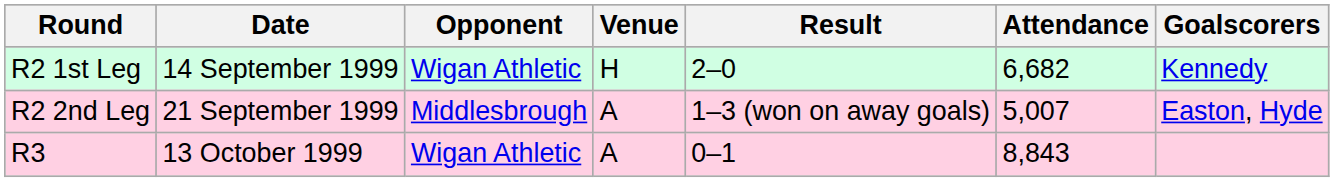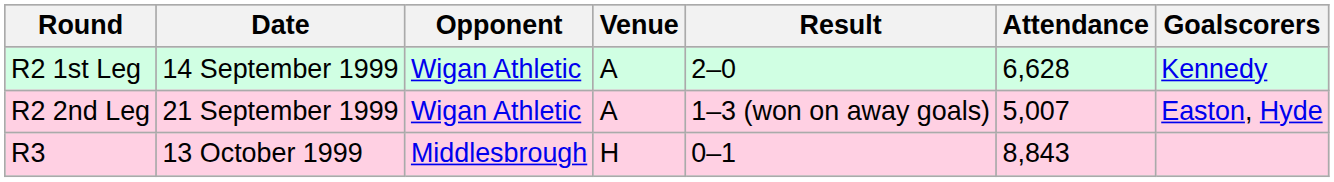(609, 68) H -> (609, 68) A
(1036, 68) 6,682 -> (1036, 68) 6,628
(499, 111) Middlesbrough -> (496, 111) Wigan Athletic
(496, 153) Wigan Athletic -> (499, 153) Middlesbrough
(609, 153) A -> (609, 153) H
